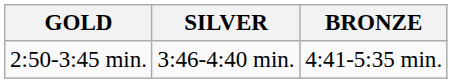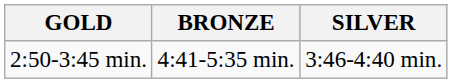columns swapped: (226, 22) <-> (374, 22)
